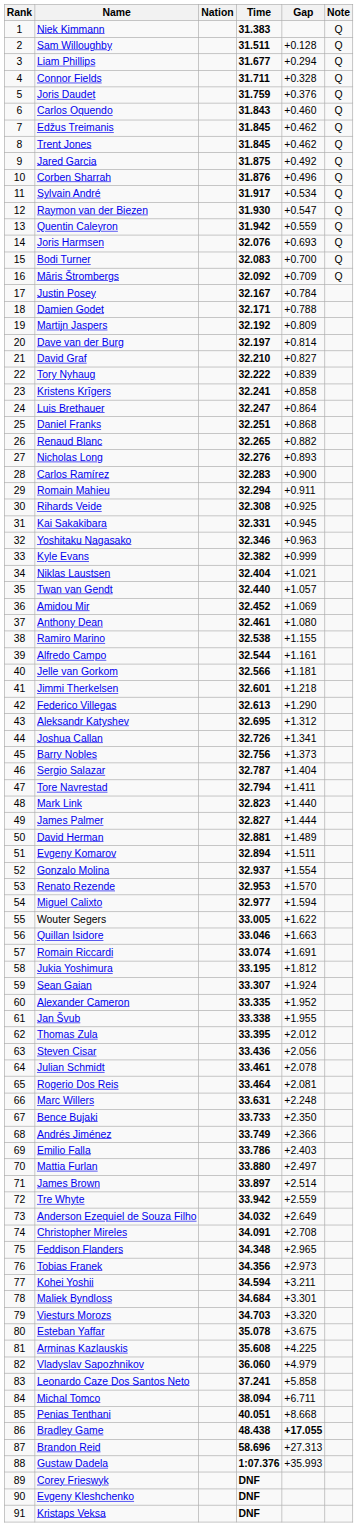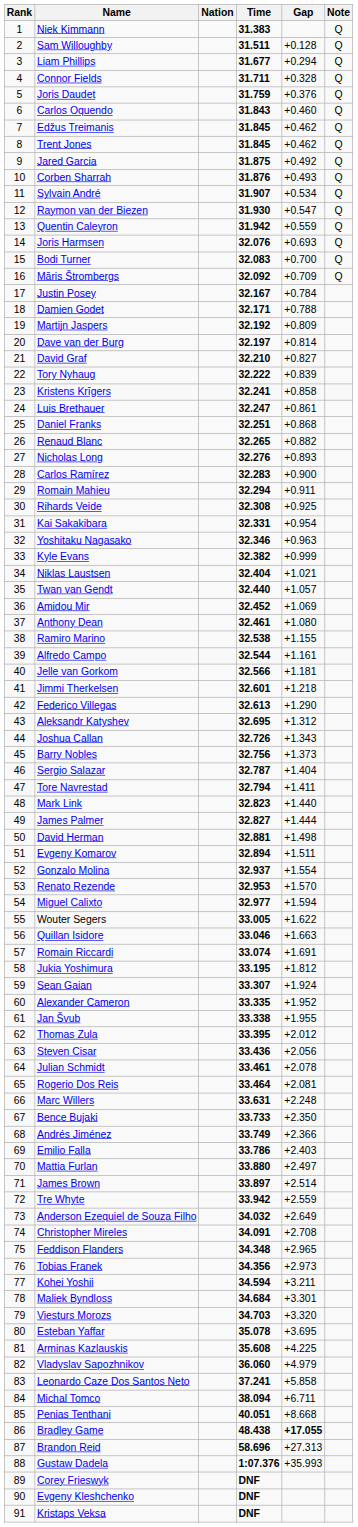(300, 177) +0.496 -> (300, 177) +0.493
(254, 194) 31.917 -> (254, 194) 31.907
(300, 408) +0.864 -> (300, 408) +0.861
(300, 524) +0.945 -> (300, 524) +0.954
(300, 738) +1.341 -> (300, 738) +1.343
(300, 837) +1.489 -> (300, 837) +1.498
(300, 1332) +3.675 -> (300, 1332) +3.695
